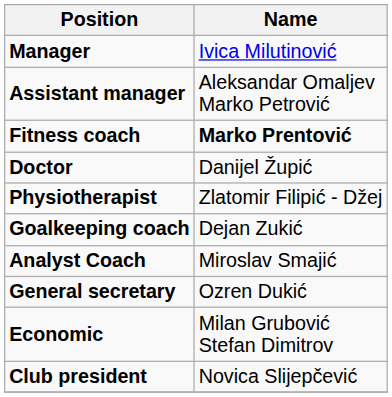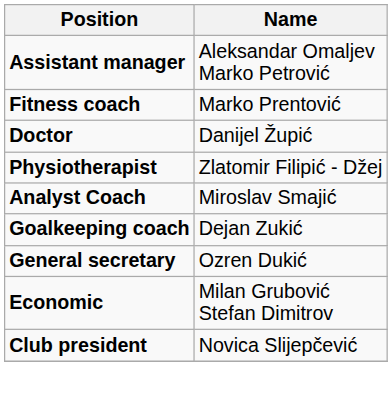- row: (50, 51)
(275, 135) bold -> (270, 104) normal
rows swapped: (99, 229) <-> (78, 260)
